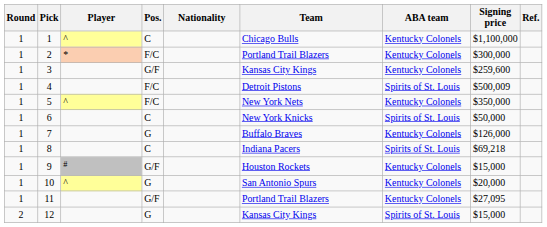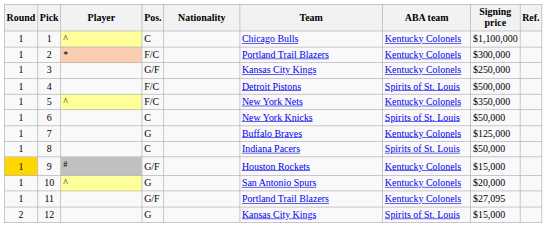(492, 70) $259,600 -> (492, 70) $250,000
(492, 86) $500,009 -> (492, 86) $500,000
(492, 133) $126,000 -> (492, 133) $125,000
(489, 149) $69,218 -> (489, 149) $50,000
(21, 166) no background -> (21, 166) gold background
